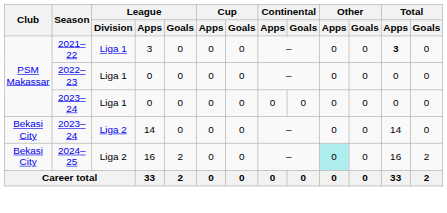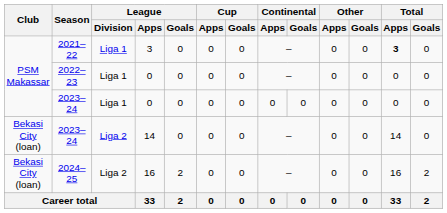(28, 130) Bekasi City -> (28, 135) Bekasi City (loan)
(28, 156) Bekasi City -> (28, 173) Bekasi City (loan)
(334, 156) paleturquoise background -> (334, 173) no background
